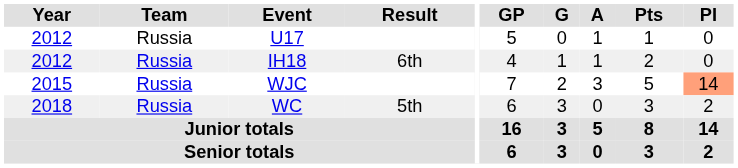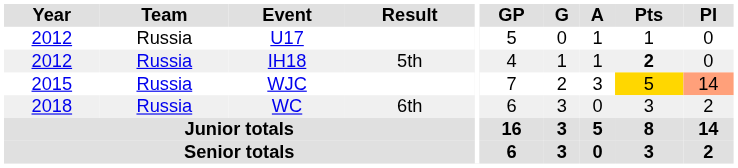(410, 60) 6th -> (410, 60) 5th
(649, 60) normal -> (649, 60) bold
(649, 83) no background -> (649, 83) gold background
(410, 106) 5th -> (410, 106) 6th
